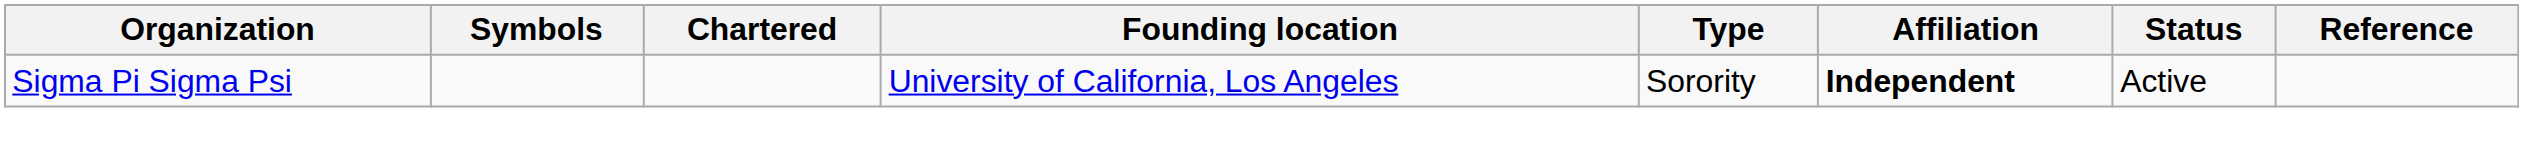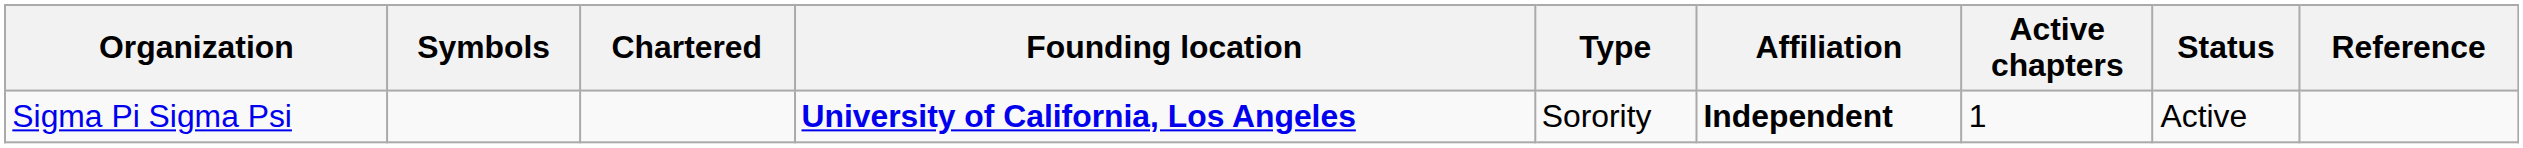+ column: (2057, 47)
(1143, 80) normal -> (1079, 116) bold
